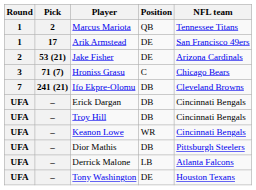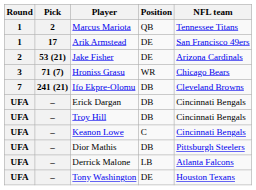(144, 72) C -> (148, 72) WR
(148, 132) WR -> (144, 132) C
